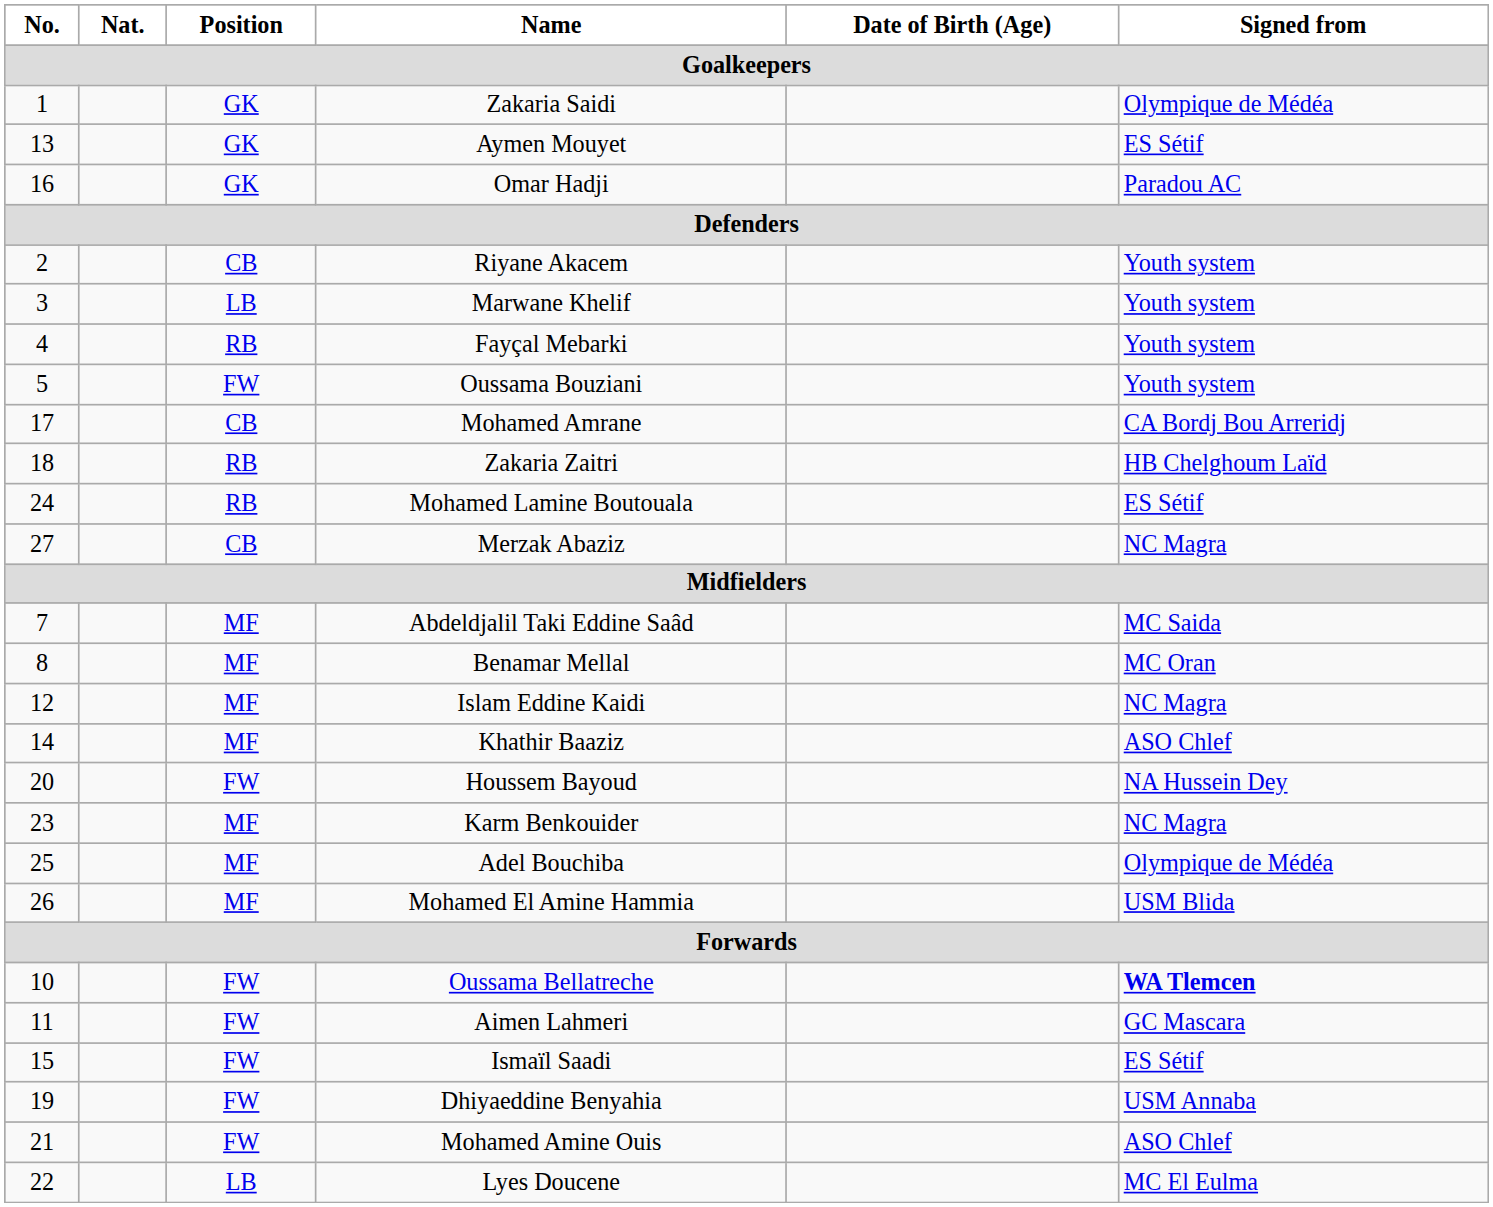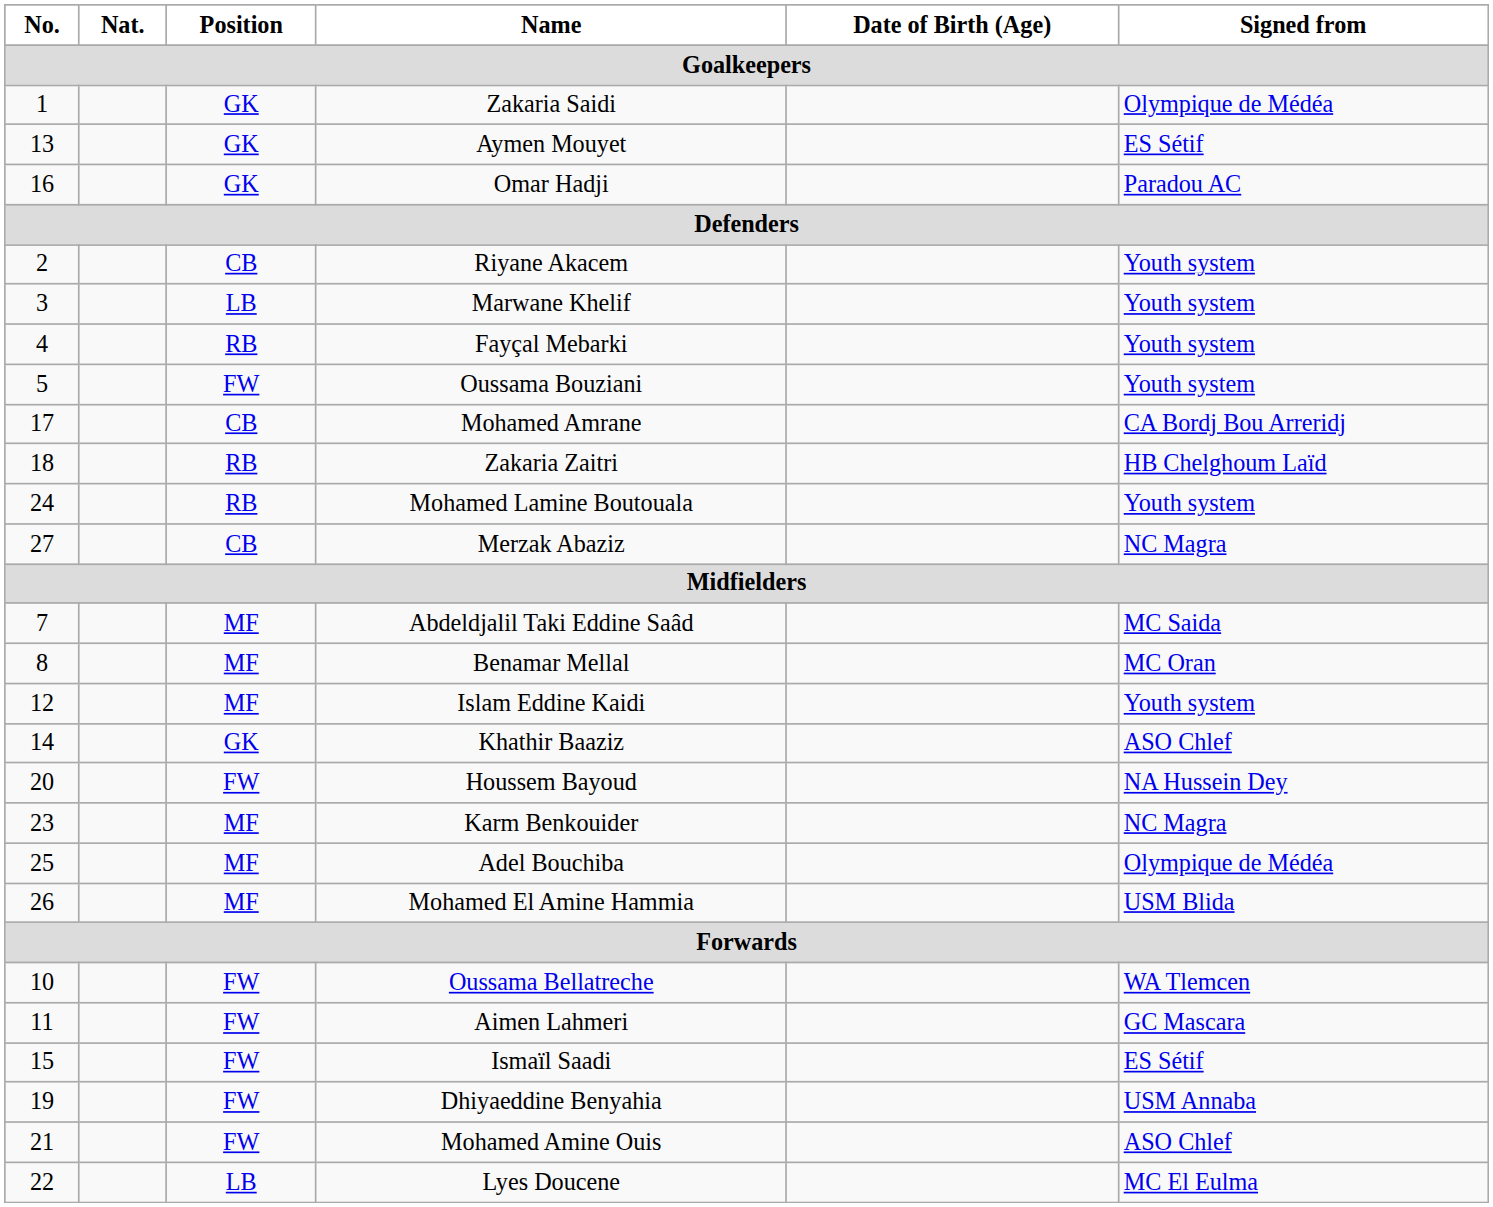(1164, 503) ES Sétif -> (1189, 503) Youth system
(1175, 703) NC Magra -> (1189, 703) Youth system
(241, 743) MF -> (241, 743) GK
(1190, 982) bold -> (1187, 982) normal
